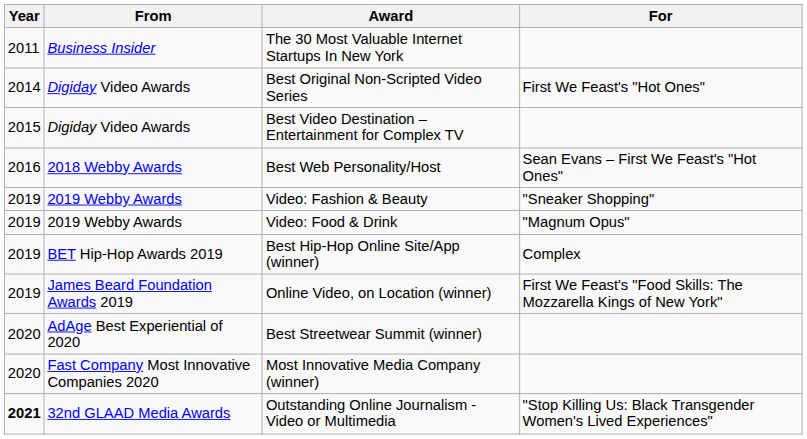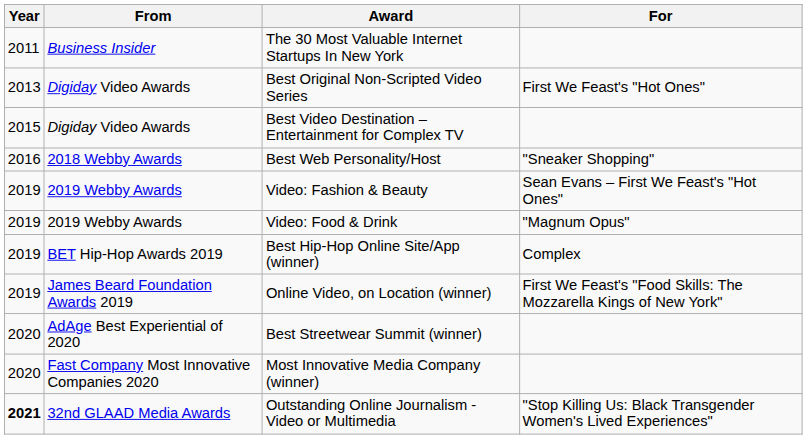(24, 87) 2014 -> (24, 87) 2013
(639, 167) Sean Evans – First We Feast's "Hot Ones" -> (588, 159) "Sneaker Shopping"
(588, 199) "Sneaker Shopping" -> (639, 190) Sean Evans – First We Feast's "Hot Ones"
